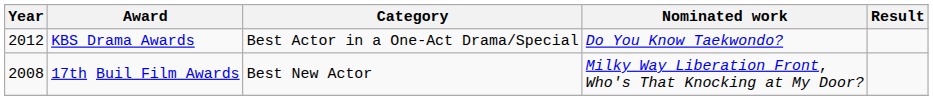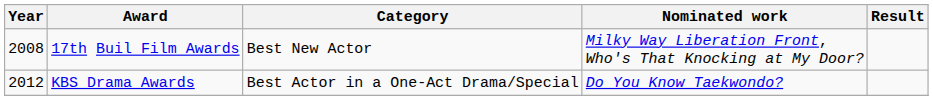rows swapped: (145, 74) <-> (123, 41)
